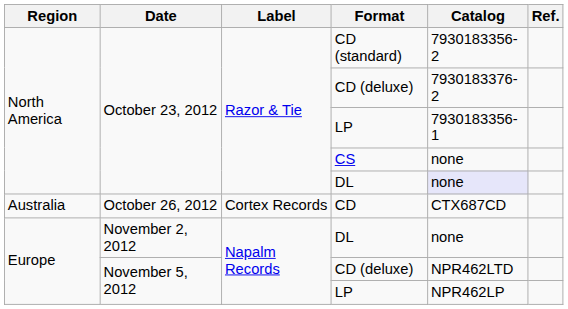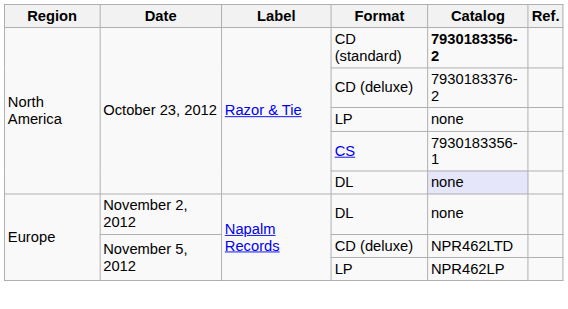(474, 47) normal -> (474, 47) bold
(474, 127) 7930183356-1 -> (447, 119) none
(447, 159) none -> (474, 150) 7930183356-1
- row: (160, 205)
